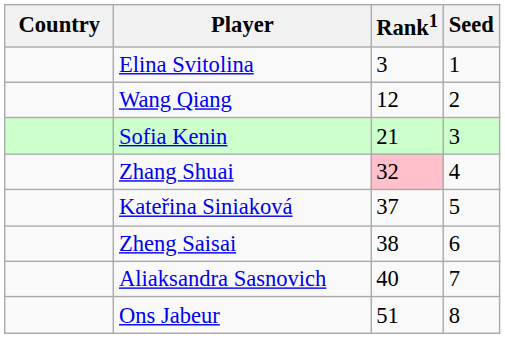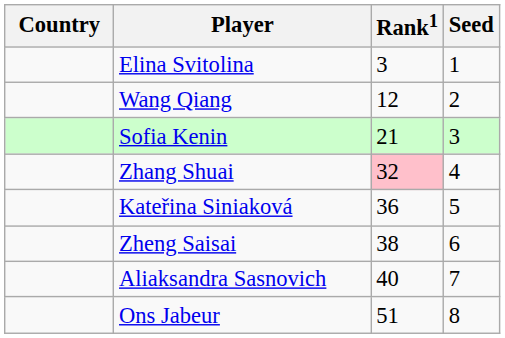(387, 207) 37 -> (387, 207) 36
